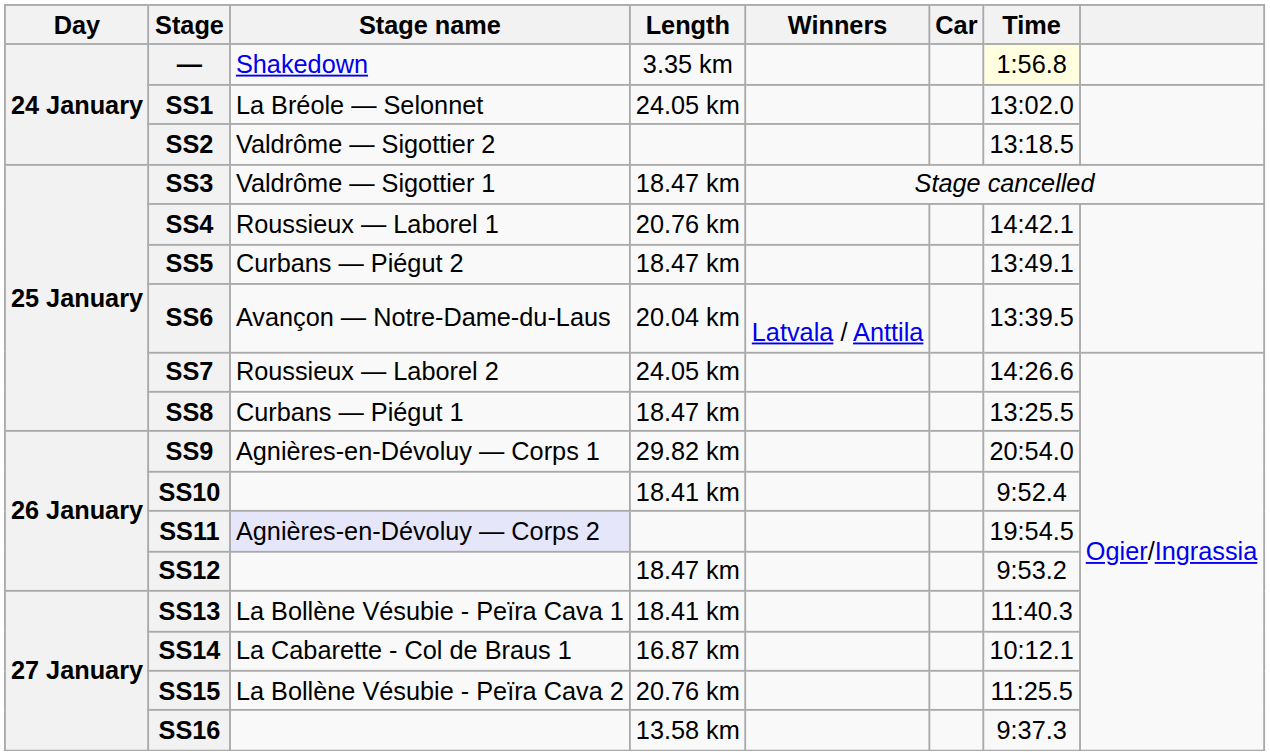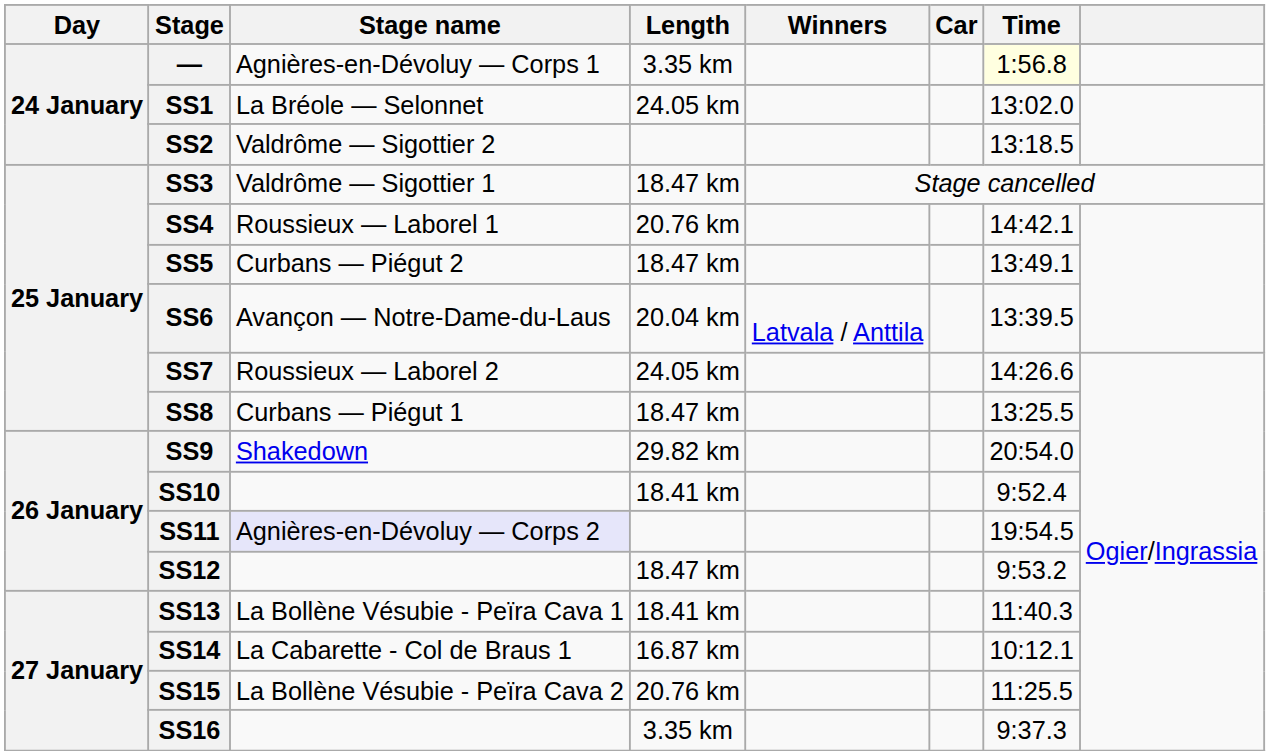(302, 64) Shakedown -> (418, 64) Agnières-en-Dévoluy — Corps 1
(418, 451) Agnières-en-Dévoluy — Corps 1 -> (302, 451) Shakedown
(688, 730) 13.58 km -> (688, 730) 3.35 km
